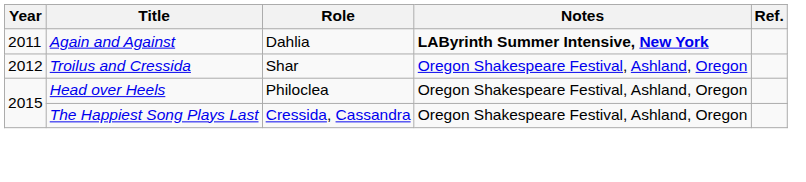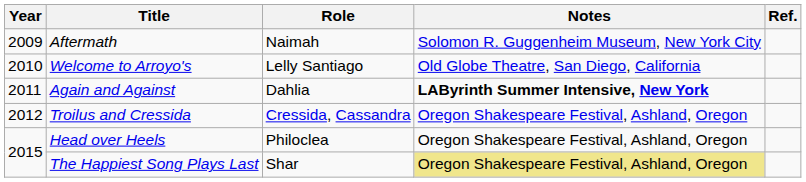+ row: (83, 41)
+ row: (121, 66)
(282, 66) Shar -> (338, 115) Cressida, Cassandra
(338, 115) Cressida, Cassandra -> (282, 164) Shar
(583, 115) no background -> (583, 164) khaki background
